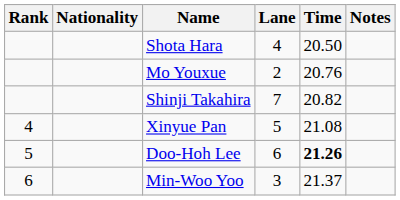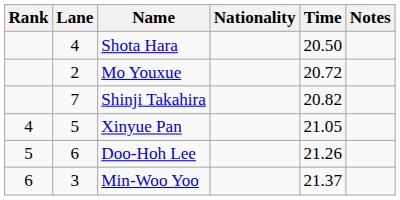columns swapped: (277, 18) <-> (97, 18)
(323, 72) 20.76 -> (323, 72) 20.72
(323, 126) 21.08 -> (323, 126) 21.05
(323, 153) bold -> (323, 153) normal
